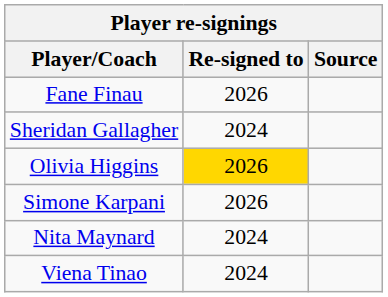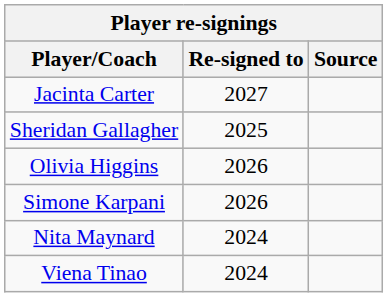+ row: (94, 94)
- row: (94, 94)
(246, 130) 2024 -> (246, 130) 2025
(246, 166) gold background -> (246, 166) no background
